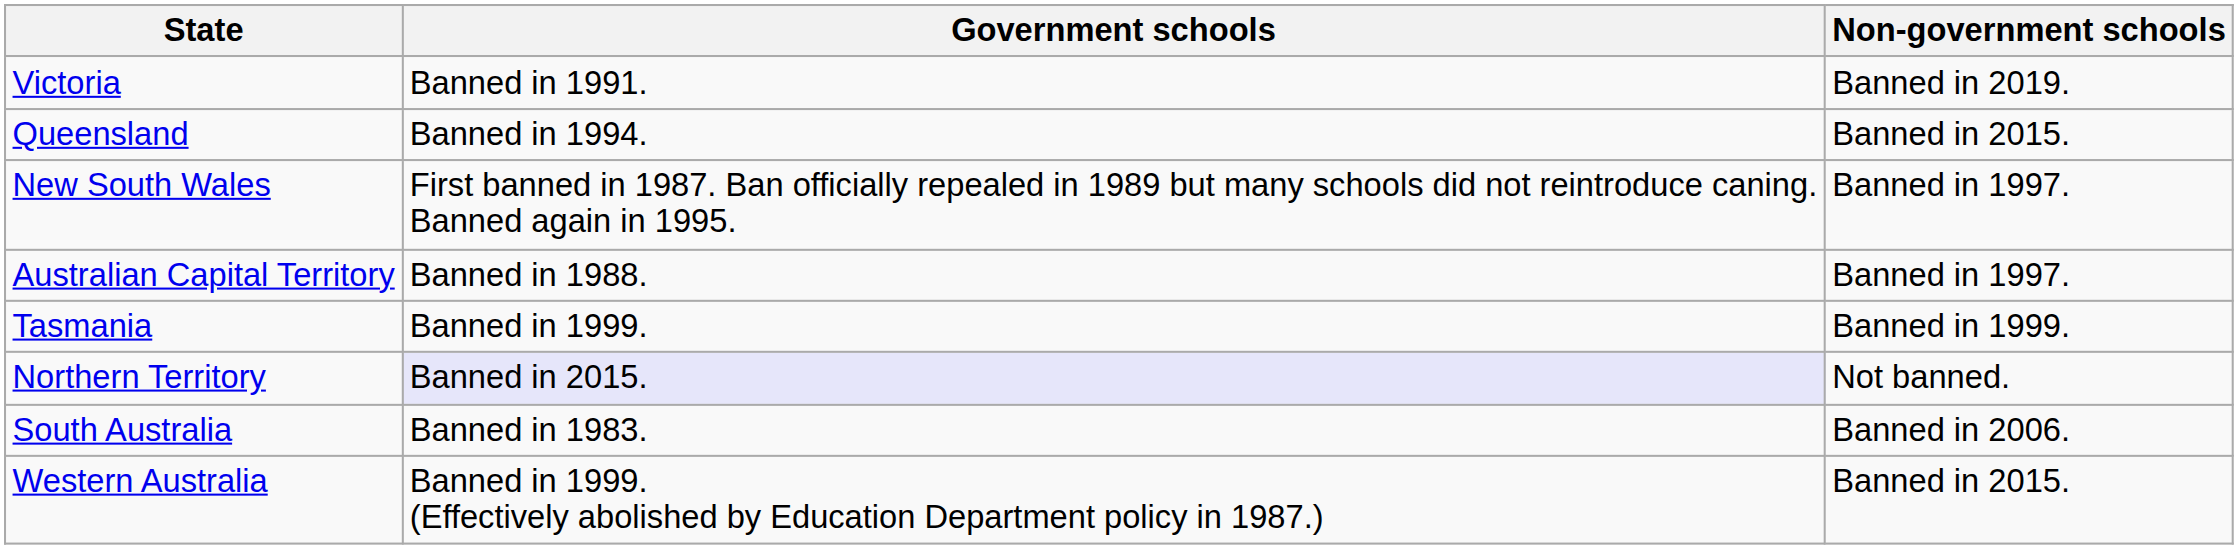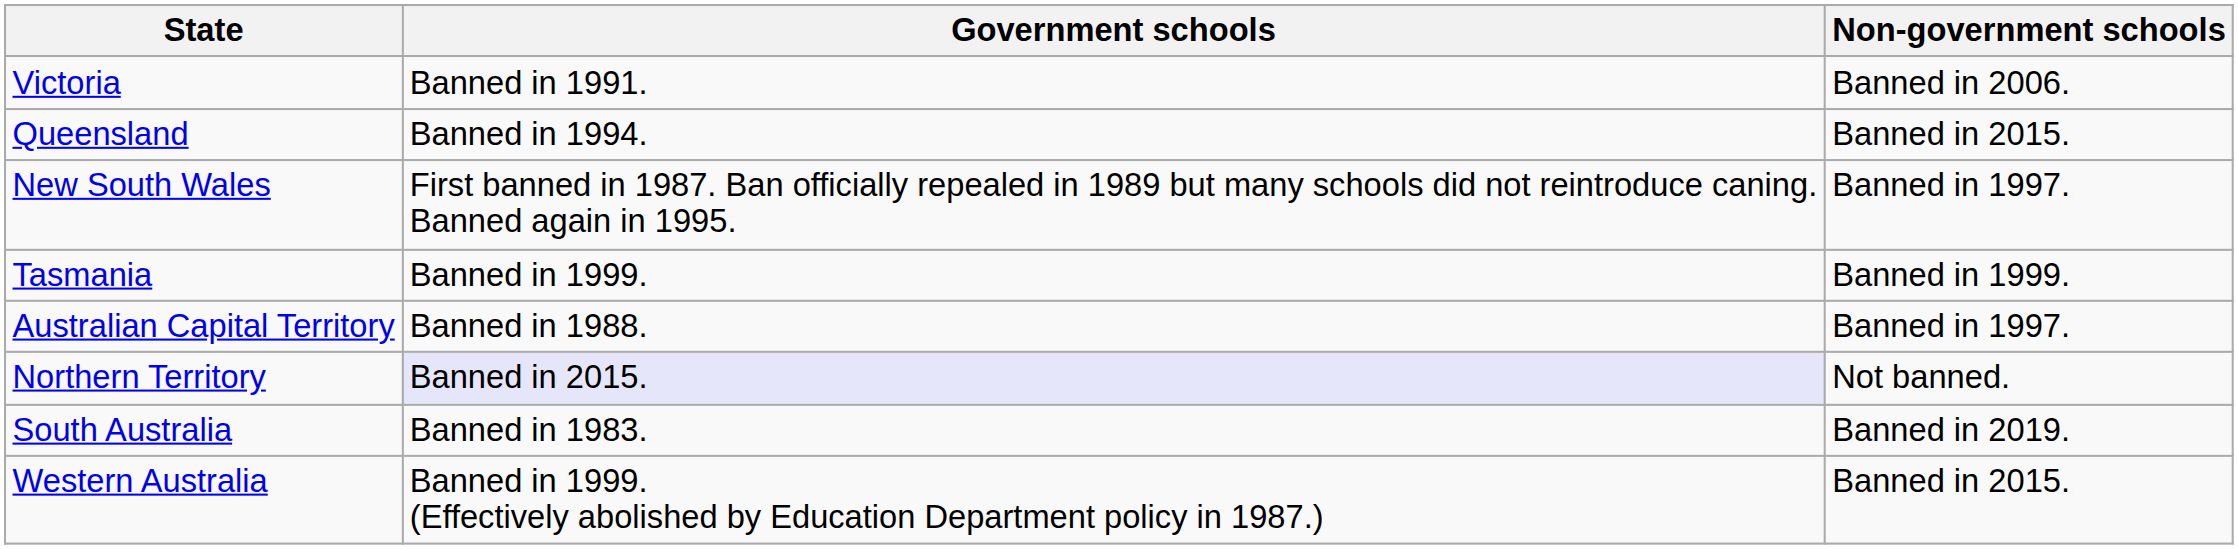(1951, 82) Banned in 2019. -> (1951, 82) Banned in 2006.
rows swapped: (82, 325) <-> (204, 274)
(1951, 429) Banned in 2006. -> (1951, 429) Banned in 2019.
